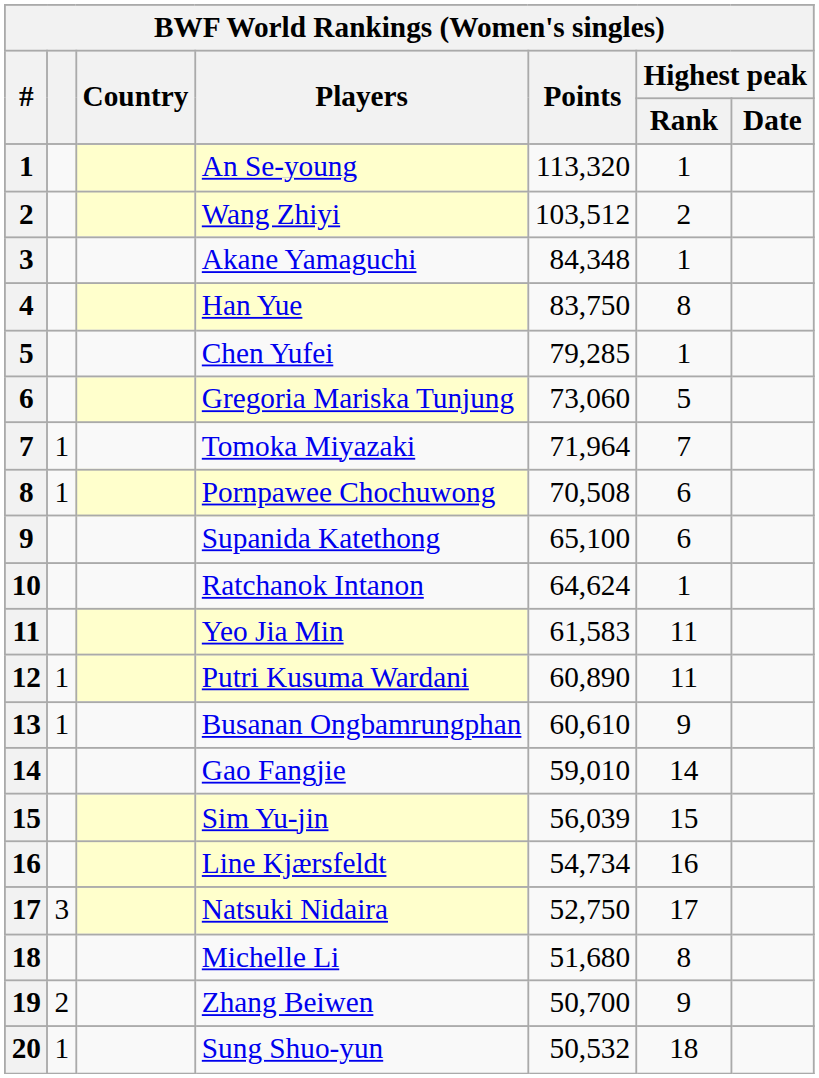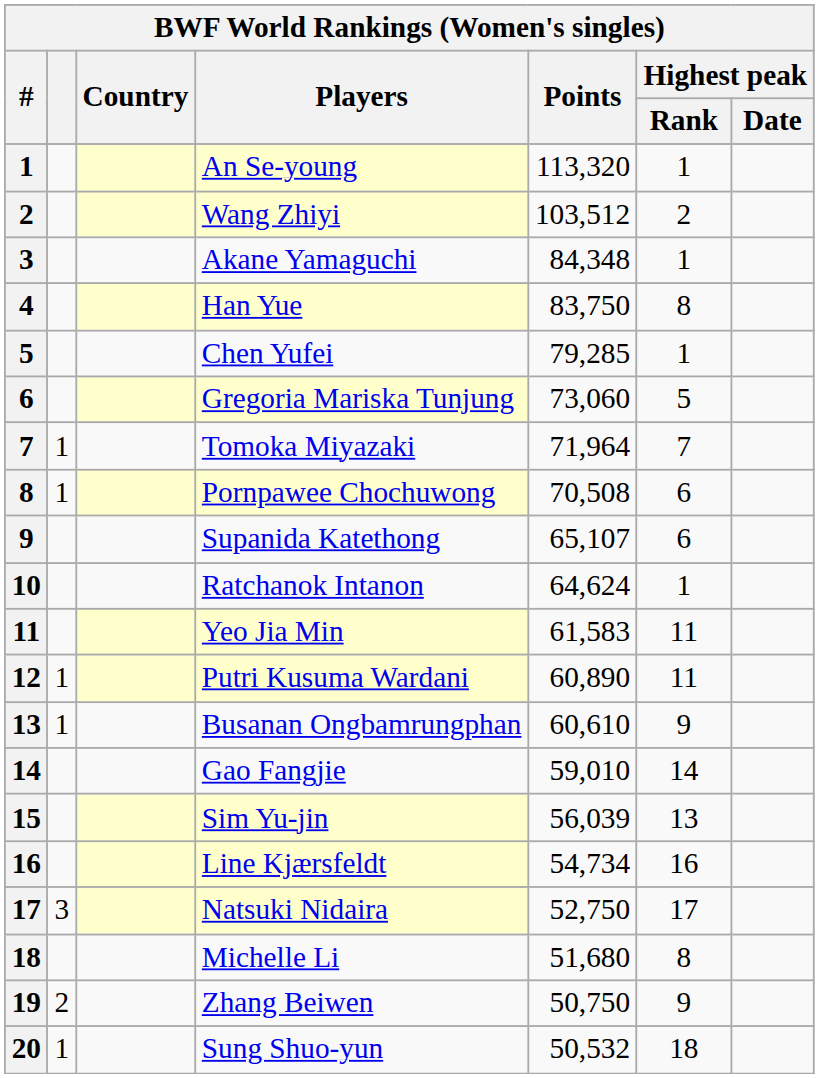(590, 538) 65,100 -> (590, 538) 65,107
(684, 817) 15 -> (684, 817) 13
(590, 1002) 50,700 -> (590, 1002) 50,750
